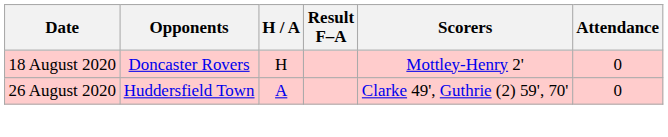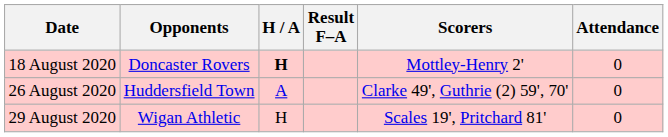(281, 63) normal -> (281, 63) bold
+ row: (62, 117)
